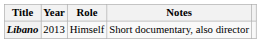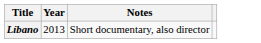- column: (87, 13)
